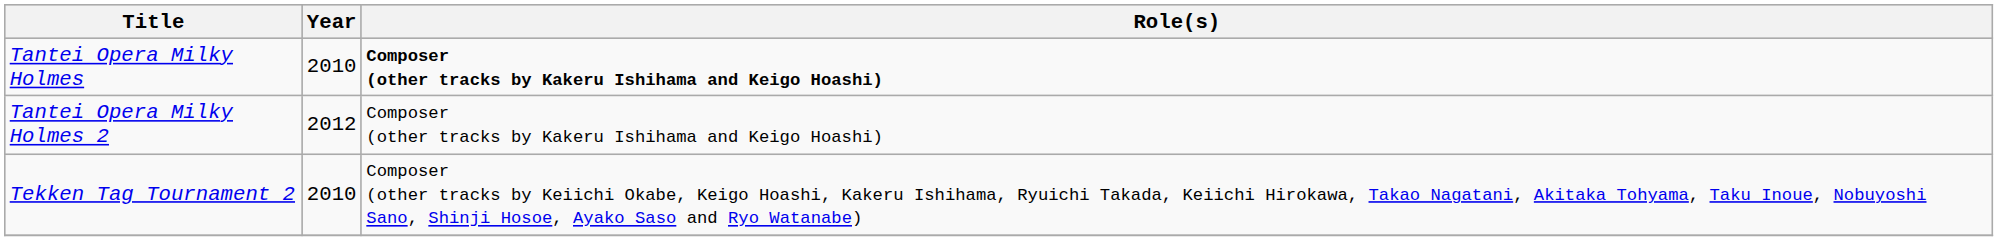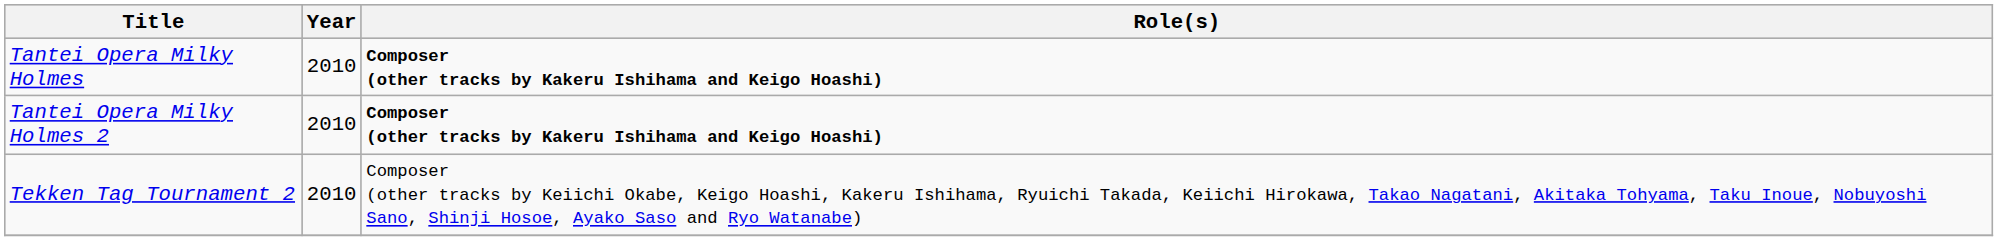(332, 125) 2012 -> (332, 125) 2010
(625, 126) normal -> (625, 125) bold
